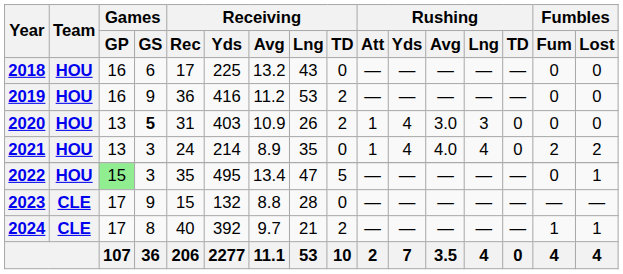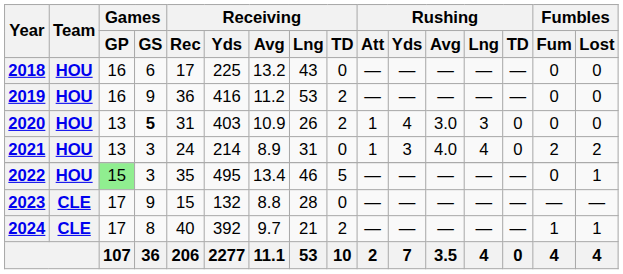(308, 149) 35 -> (308, 149) 31
(407, 149) 4 -> (407, 149) 3
(308, 176) 47 -> (308, 176) 46
